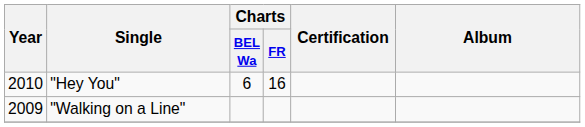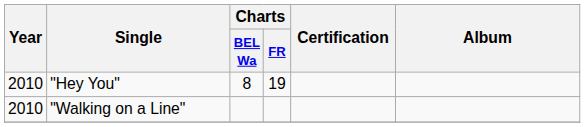(247, 84) 6 -> (247, 84) 8
(277, 84) 16 -> (277, 84) 19
(26, 109) 2009 -> (26, 109) 2010
